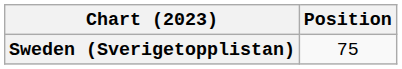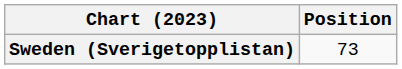(348, 50) 75 -> (348, 50) 73
